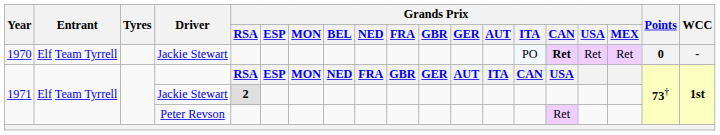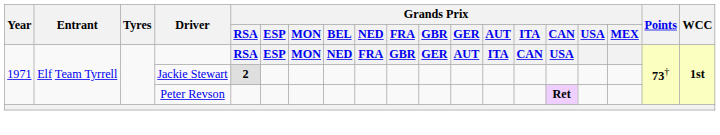- row: (19, 54)
(562, 114) normal -> (562, 94) bold
